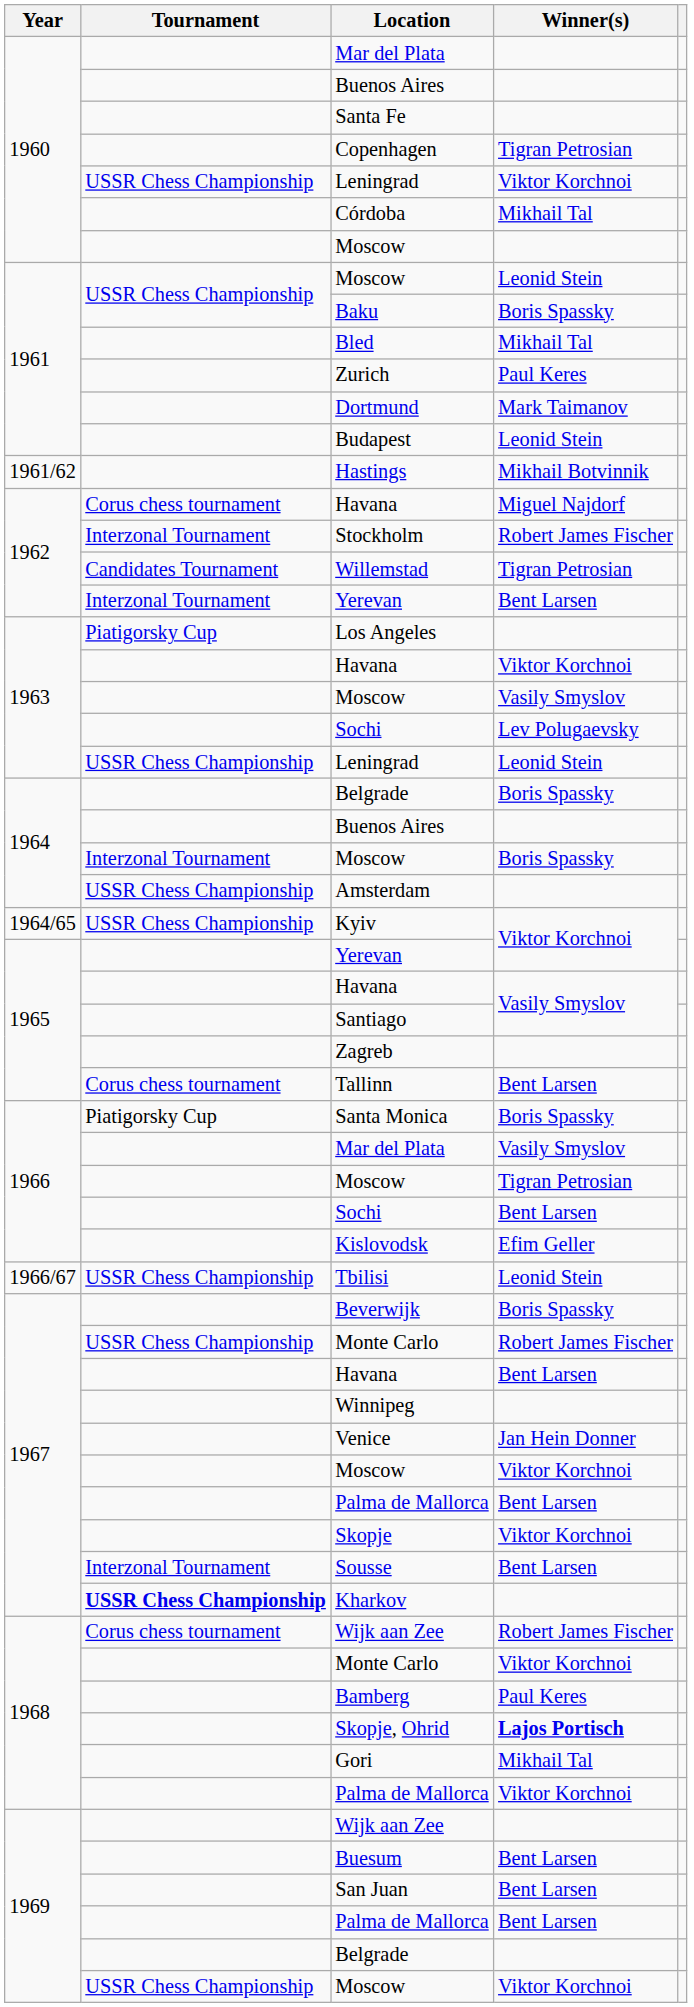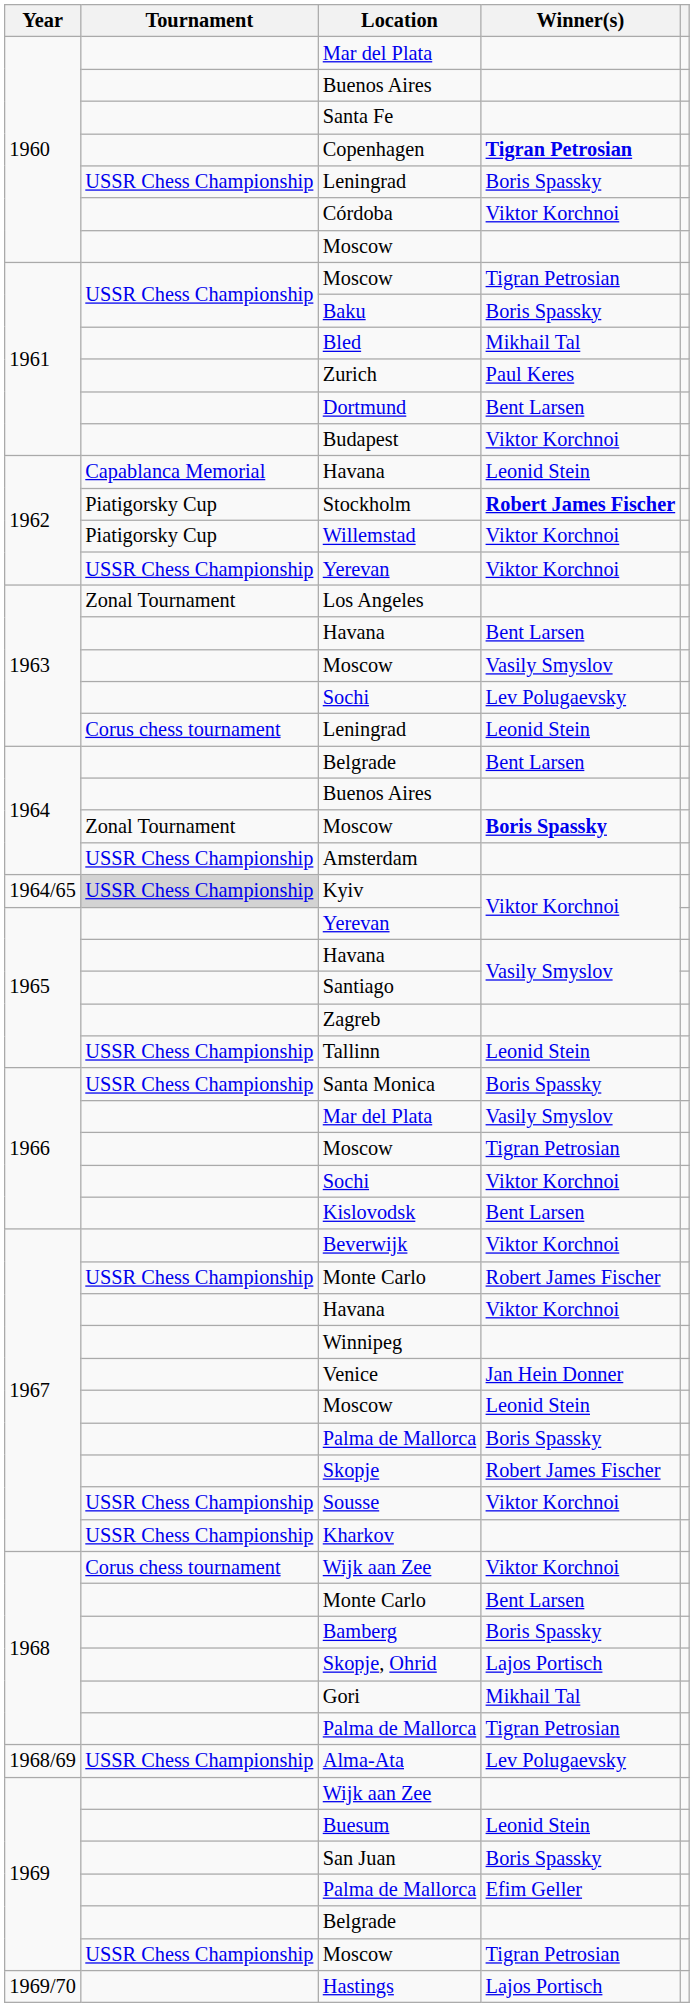(565, 149) normal -> (559, 149) bold
(565, 181) Viktor Korchnoi -> (543, 181) Boris Spassky
(545, 213) Mikhail Tal -> (552, 213) Viktor Korchnoi
(550, 278) Leonid Stein -> (553, 278) Tigran Petrosian
(563, 407) Mark Taimanov -> (535, 407) Bent Larsen
(550, 439) Leonid Stein -> (552, 439) Viktor Korchnoi
- row: (43, 471)
(183, 504) Corus chess tournament -> (175, 471) Capablanca Memorial
(562, 504) Miguel Najdorf -> (538, 471) Leonid Stein
(178, 536) Interzonal Tournament -> (151, 504) Piatigorsky Cup
(586, 536) normal -> (580, 504) bold
(182, 568) Candidates Tournament -> (151, 536) Piatigorsky Cup
(565, 568) Tigran Petrosian -> (552, 536) Viktor Korchnoi
(178, 600) Interzonal Tournament -> (199, 568) USSR Chess Championship
(547, 600) Bent Larsen -> (552, 568) Viktor Korchnoi
(151, 632) Piatigorsky Cup -> (160, 600) Zonal Tournament
(565, 665) Viktor Korchnoi -> (535, 632) Bent Larsen
(199, 761) USSR Chess Championship -> (183, 729) Corus chess tournament
(556, 794) Boris Spassky -> (535, 761) Bent Larsen
(178, 858) Interzonal Tournament -> (160, 826) Zonal Tournament
(556, 858) normal -> (546, 826) bold
(199, 922) no background -> (199, 890) lightgrey background
(183, 1084) Corus chess tournament -> (199, 1051) USSR Chess Championship
(547, 1084) Bent Larsen -> (538, 1051) Leonid Stein
(151, 1116) Piatigorsky Cup -> (199, 1084) USSR Chess Championship
(547, 1212) Bent Larsen -> (552, 1180) Viktor Korchnoi
(546, 1245) Efim Geller -> (535, 1212) Bent Larsen
- row: (43, 1277)
(556, 1309) Boris Spassky -> (552, 1245) Viktor Korchnoi
(547, 1374) Bent Larsen -> (552, 1309) Viktor Korchnoi
(565, 1470) Viktor Korchnoi -> (538, 1406) Leonid Stein
(547, 1503) Bent Larsen -> (543, 1438) Boris Spassky
(565, 1535) Viktor Korchnoi -> (573, 1470) Robert James Fischer
(178, 1567) Interzonal Tournament -> (199, 1503) USSR Chess Championship
(547, 1567) Bent Larsen -> (552, 1503) Viktor Korchnoi
(206, 1599) bold -> (199, 1535) normal
(586, 1631) Robert James Fischer -> (552, 1567) Viktor Korchnoi
(565, 1664) Viktor Korchnoi -> (535, 1599) Bent Larsen
(542, 1696) Paul Keres -> (543, 1631) Boris Spassky
(561, 1728) bold -> (544, 1664) normal
(565, 1793) Viktor Korchnoi -> (553, 1728) Tigran Petrosian
+ row: (43, 1760)
(547, 1857) Bent Larsen -> (538, 1825) Leonid Stein
(547, 1889) Bent Larsen -> (543, 1857) Boris Spassky
(547, 1921) Bent Larsen -> (534, 1889) Efim Geller
(565, 1986) Viktor Korchnoi -> (553, 1954) Tigran Petrosian
+ row: (43, 1986)
